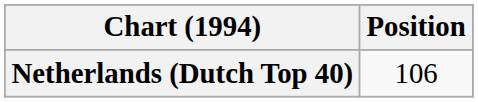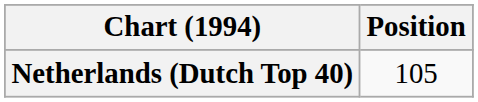(416, 73) 106 -> (416, 73) 105
